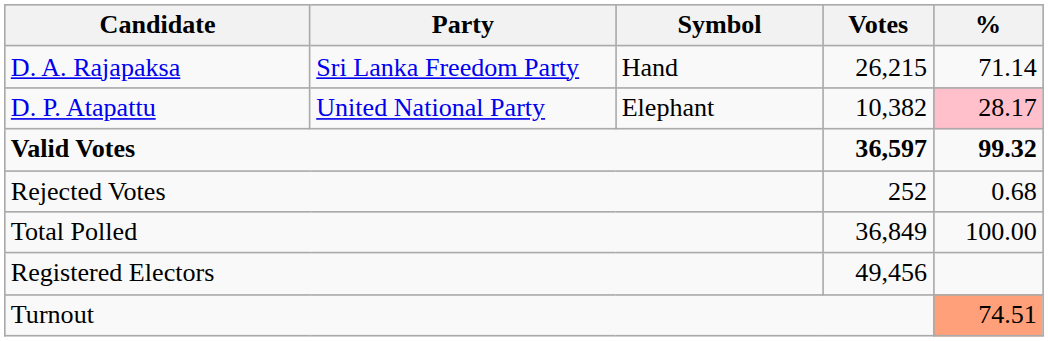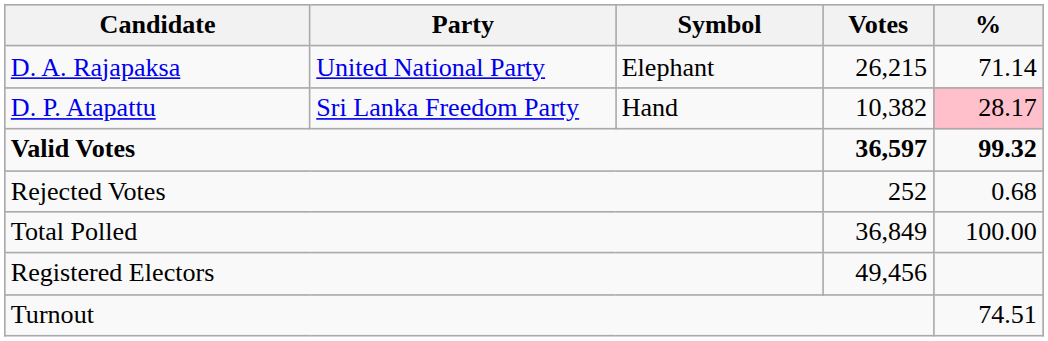(448, 66) Sri Lanka Freedom Party -> (431, 66) United National Party
(650, 66) Hand -> (668, 66) Elephant
(431, 107) United National Party -> (448, 107) Sri Lanka Freedom Party
(668, 107) Elephant -> (650, 107) Hand
(1008, 314) lightsalmon background -> (1008, 314) no background
